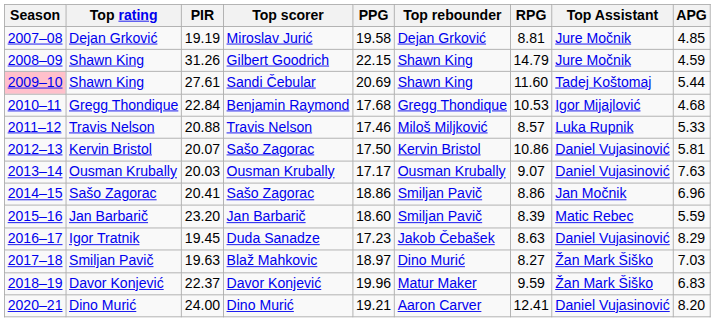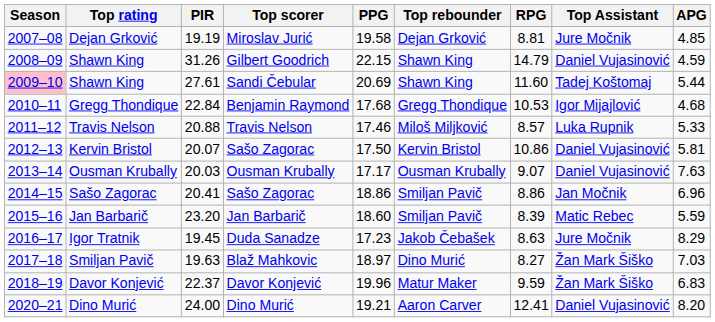(593, 60) Jure Močnik -> (612, 60) Daniel Vujasinović
(612, 238) Daniel Vujasinović -> (593, 238) Jure Močnik
